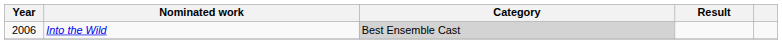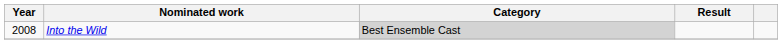(24, 30) 2006 -> (24, 30) 2008
